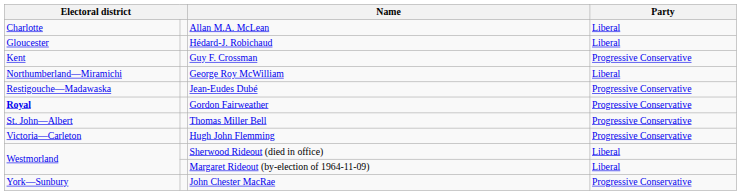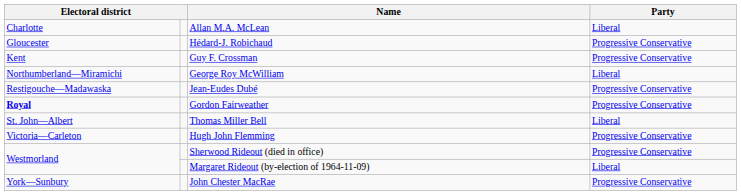(606, 43) Liberal -> (642, 43) Progressive Conservative
(642, 120) Progressive Conservative -> (606, 120) Liberal
(606, 151) Liberal -> (642, 151) Progressive Conservative
